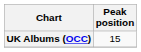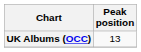(115, 39) 15 -> (115, 39) 13
